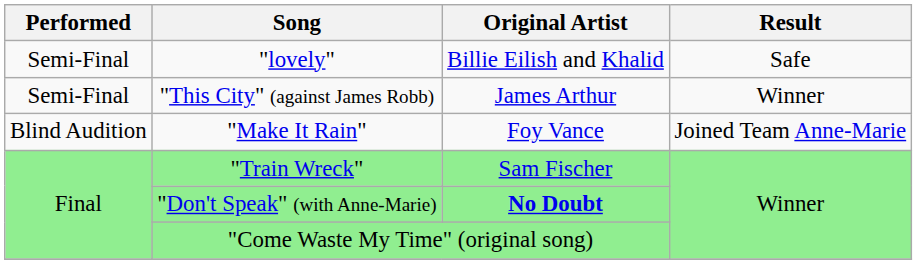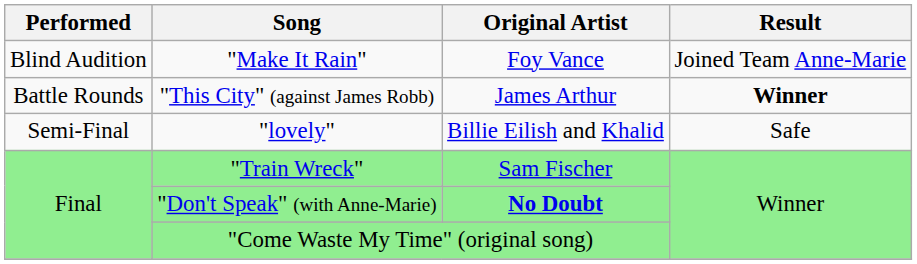rows swapped: (297, 131) <-> (297, 58)
(78, 95) Semi-Final -> (78, 95) Battle Rounds
(790, 95) normal -> (790, 95) bold
